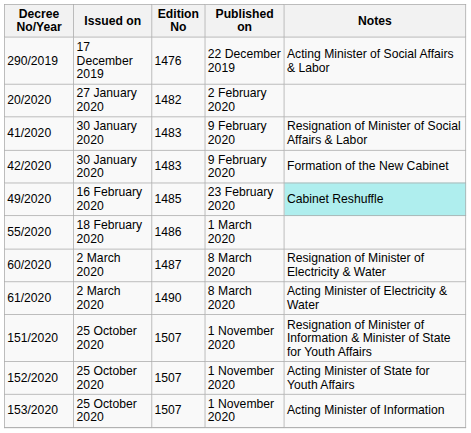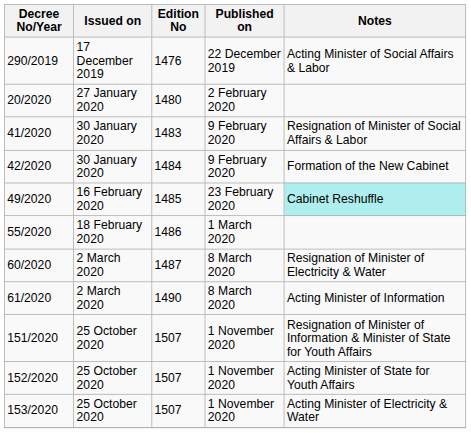(168, 100) 1482 -> (168, 100) 1480
(168, 166) 1483 -> (168, 166) 1484
(367, 298) Acting Minister of Electricity & Water -> (366, 298) Acting Minister of Information
(366, 410) Acting Minister of Information -> (367, 410) Acting Minister of Electricity & Water
